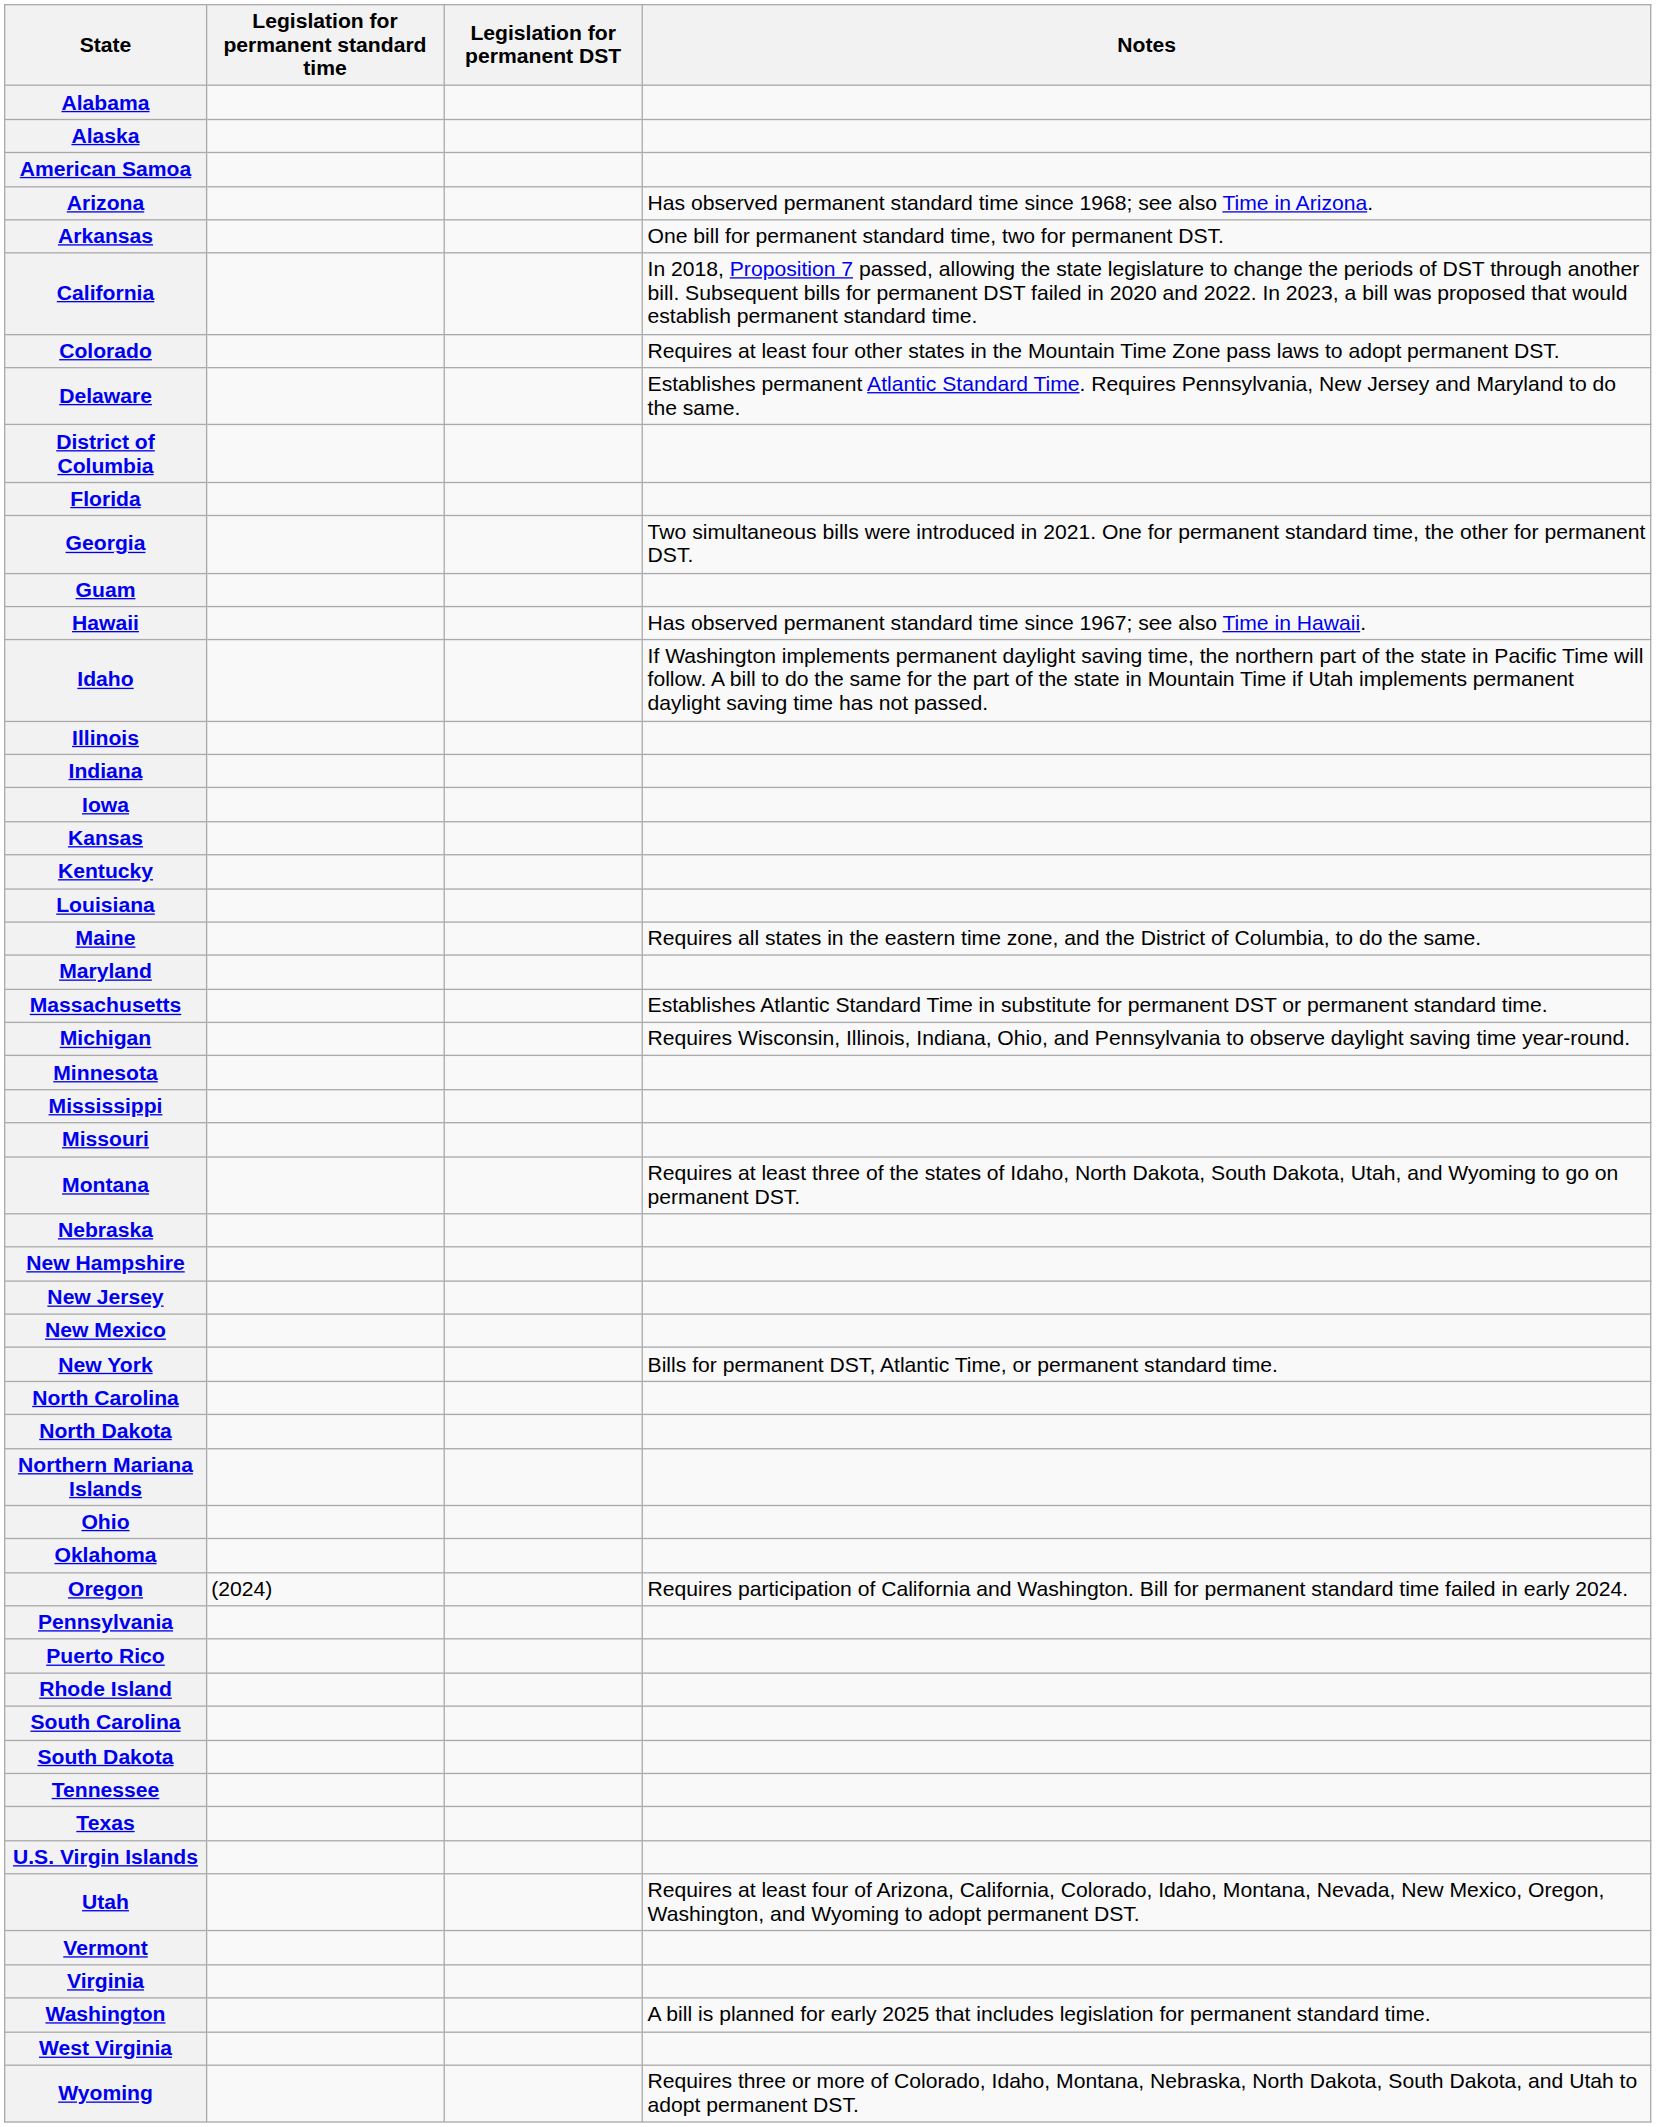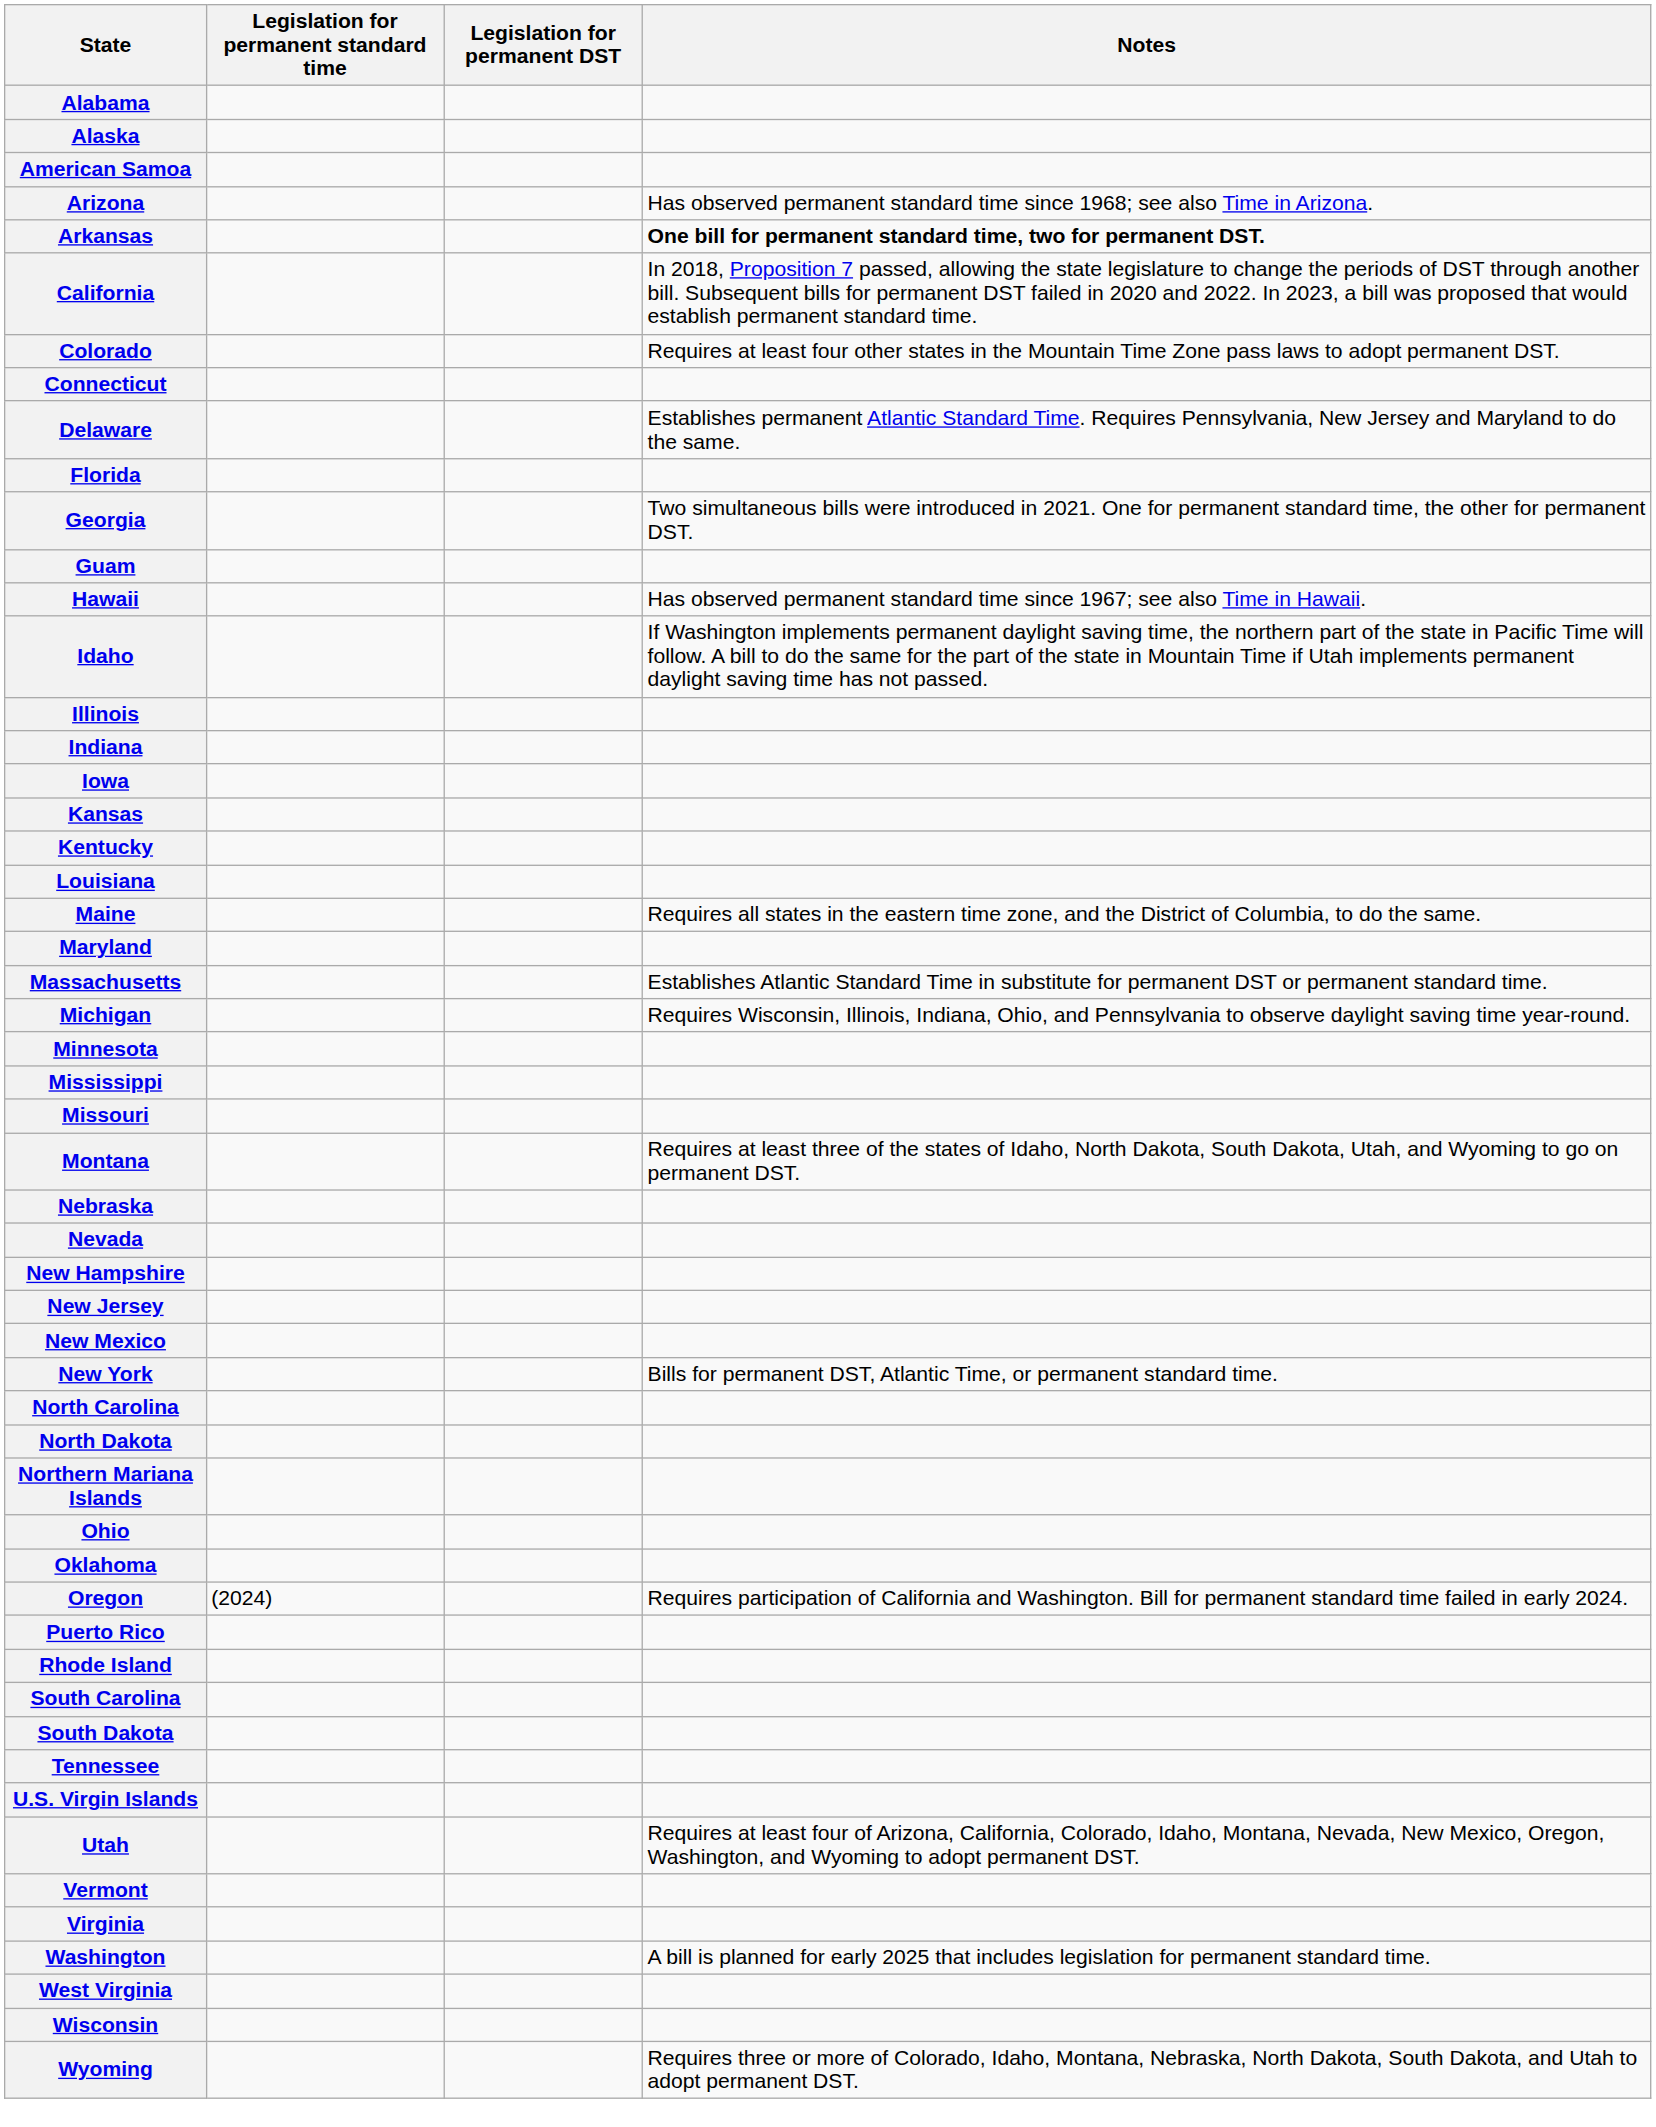(936, 236) normal -> (956, 236) bold
+ row: (106, 384)
- row: (106, 453)
+ row: (106, 1239)
- row: (105, 1622)
- row: (105, 1823)
+ row: (105, 2024)
